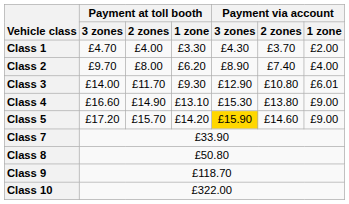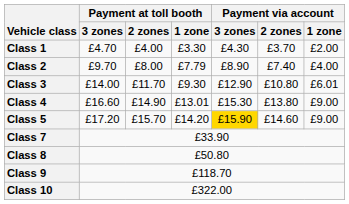(192, 66) £6.20 -> (192, 66) £7.79
(192, 102) £13.10 -> (192, 102) £13.01
